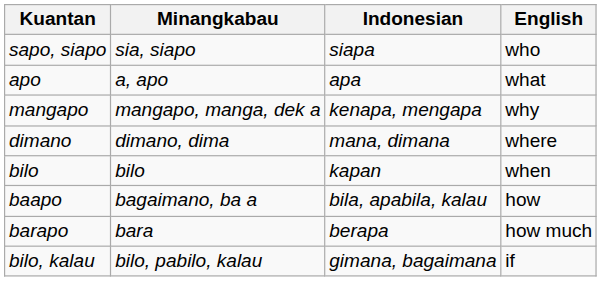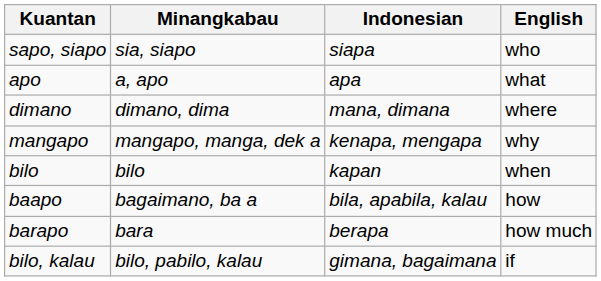rows swapped: (49, 110) <-> (40, 140)
